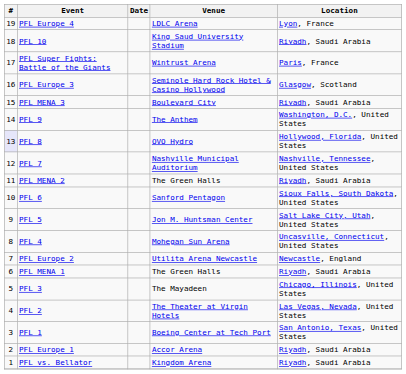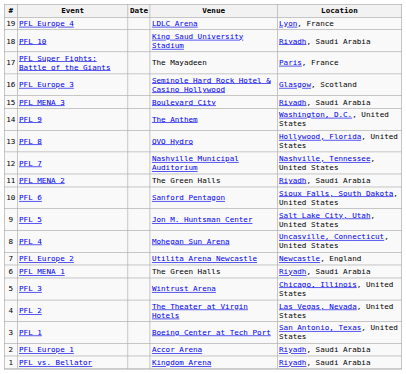(184, 62) Wintrust Arena -> (179, 62) The Mayadeen
(11, 141) lavender background -> (11, 141) no background
(179, 288) The Mayadeen -> (184, 288) Wintrust Arena
